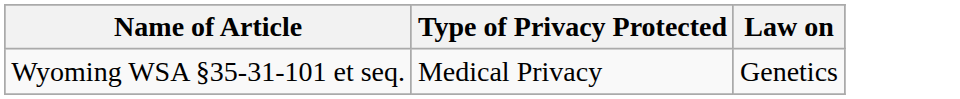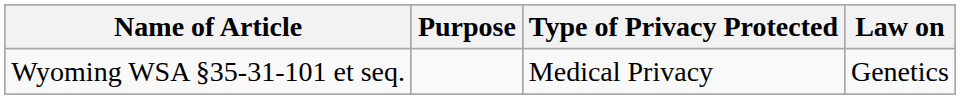+ column: (467, 26)
